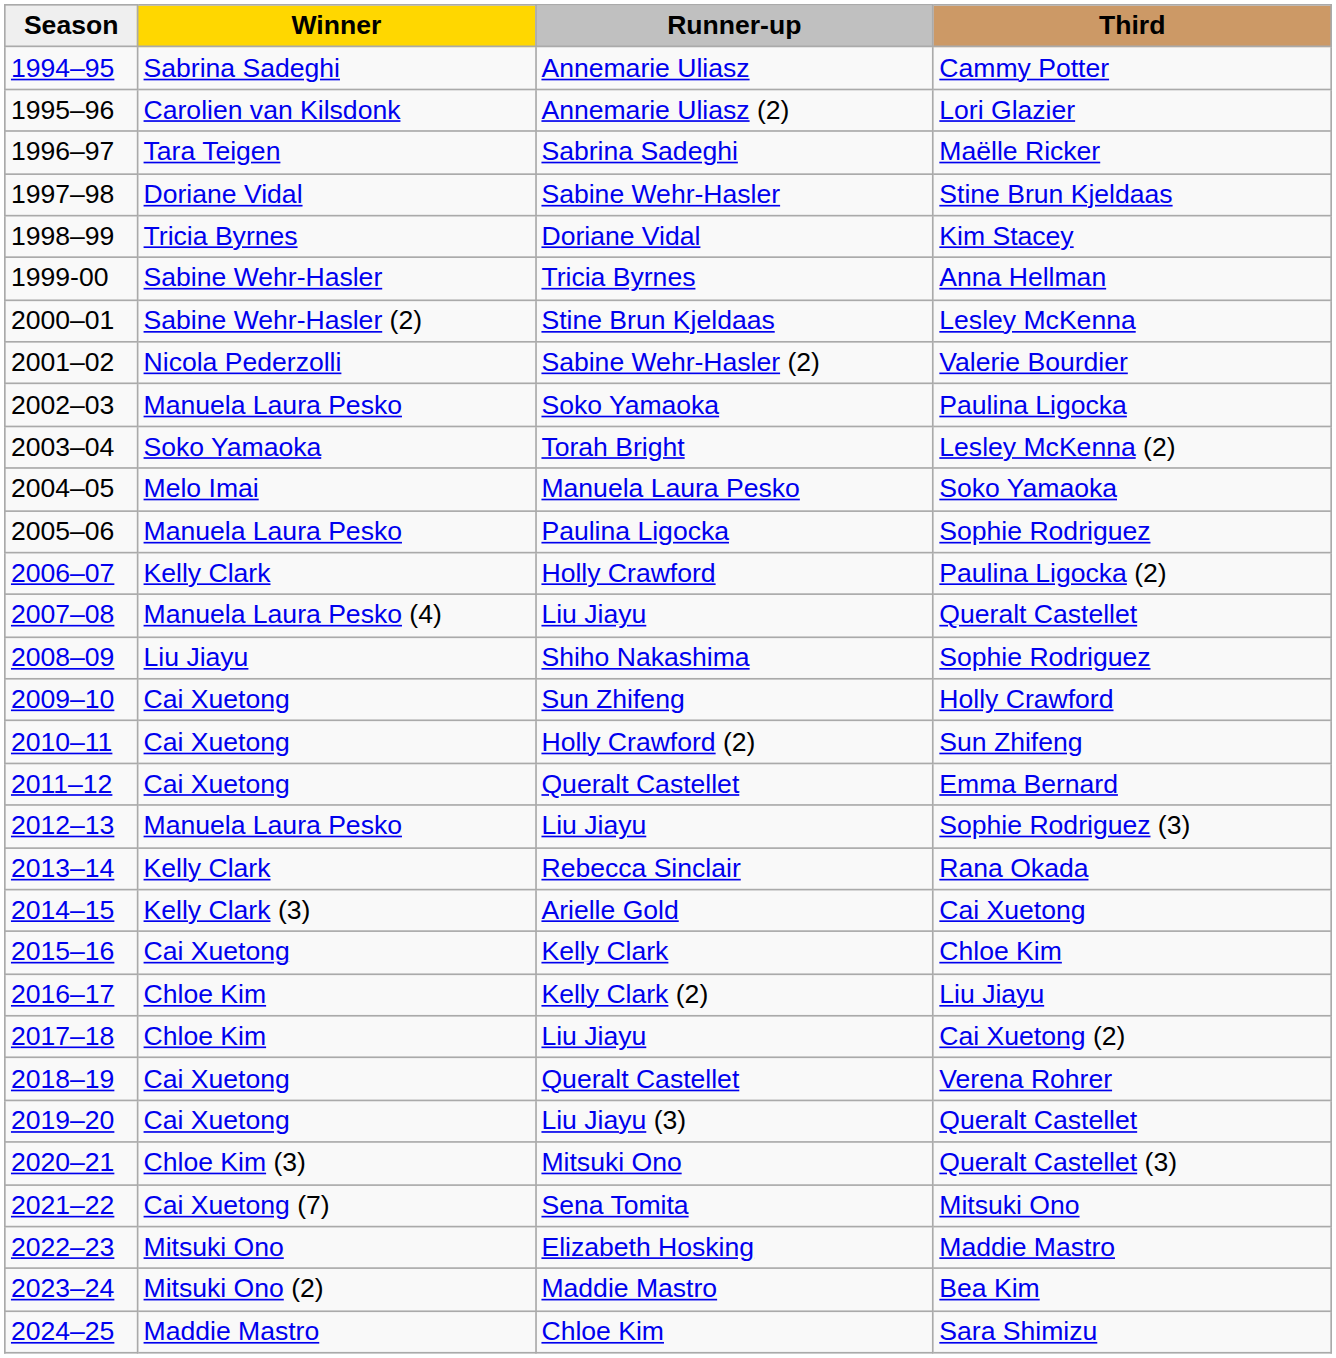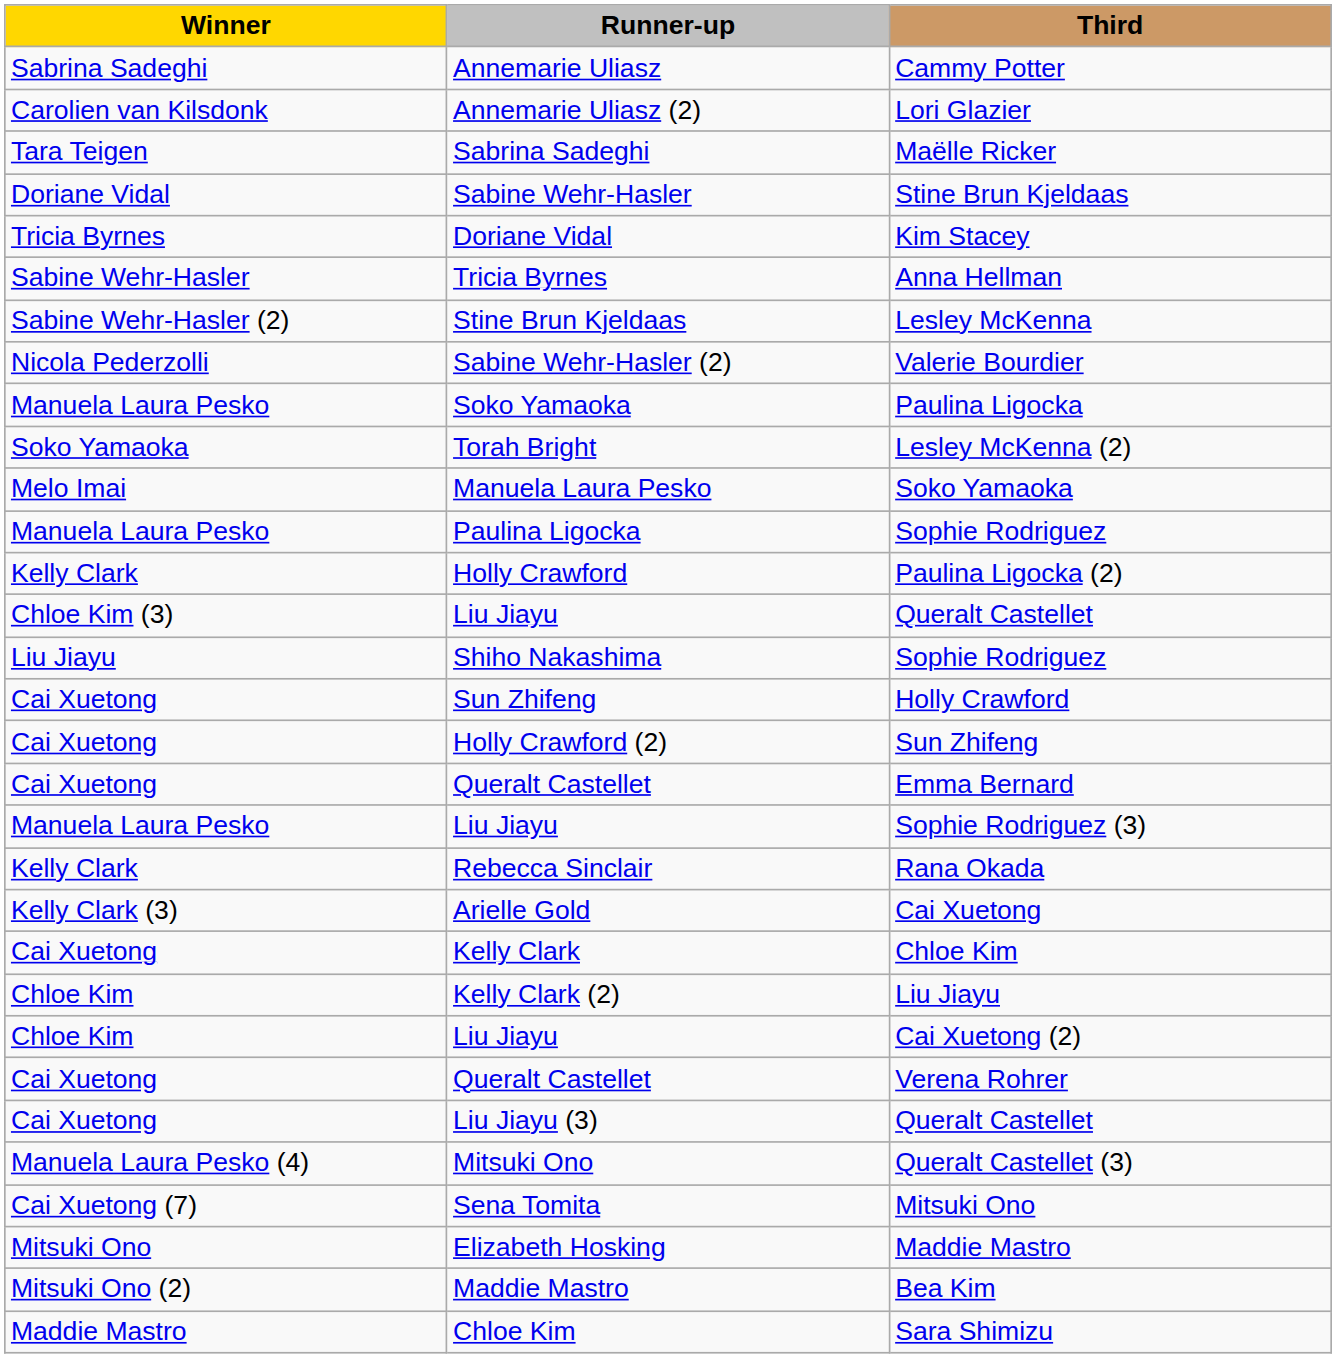- column: (71, 25)
(293, 615) Manuela Laura Pesko (4) -> (92, 615) Chloe Kim (3)
(225, 1162) Chloe Kim (3) -> (160, 1162) Manuela Laura Pesko (4)
